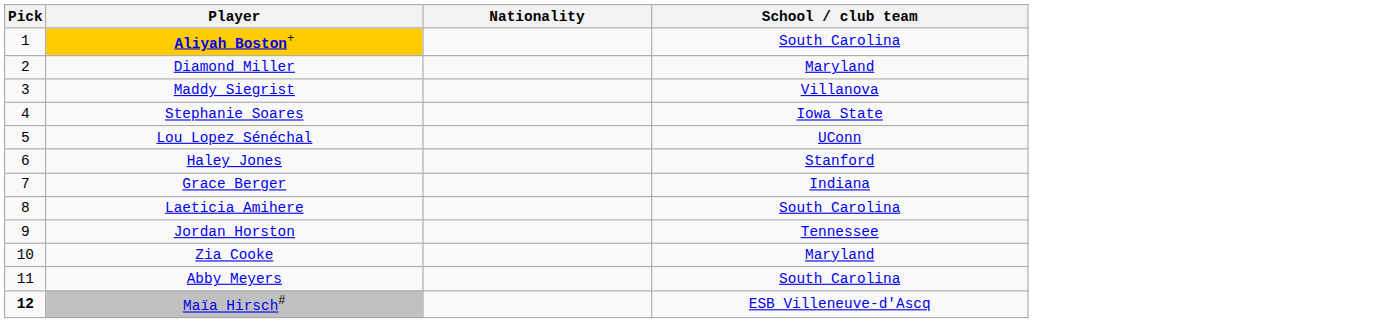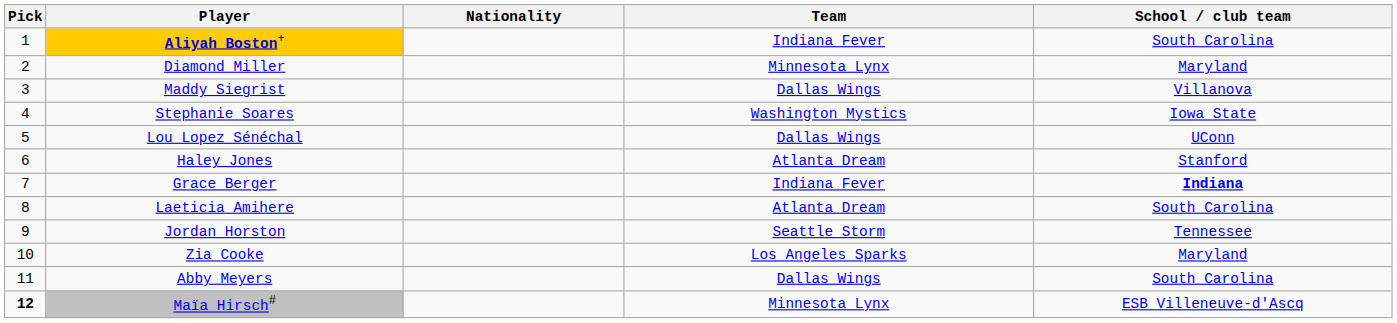+ column: (829, 16)
(840, 185) normal -> (1213, 185) bold
